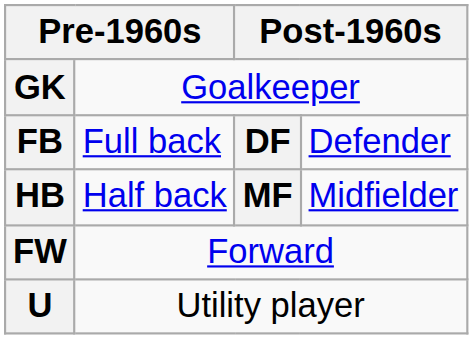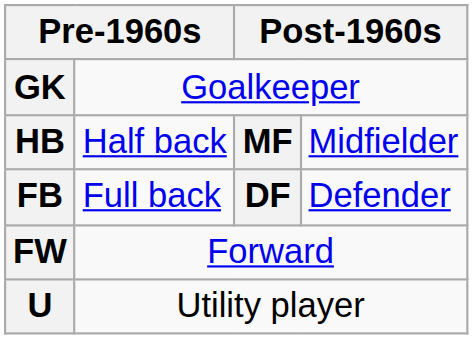rows swapped: (40, 141) <-> (40, 196)
